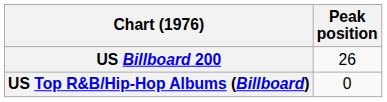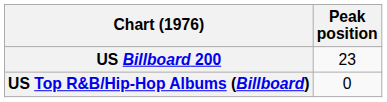(347, 59) 26 -> (347, 59) 23
